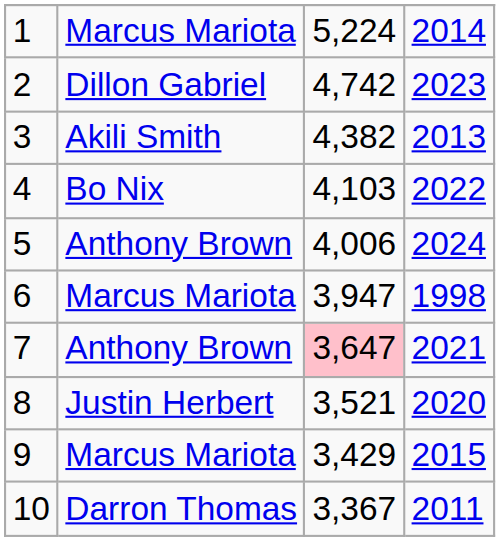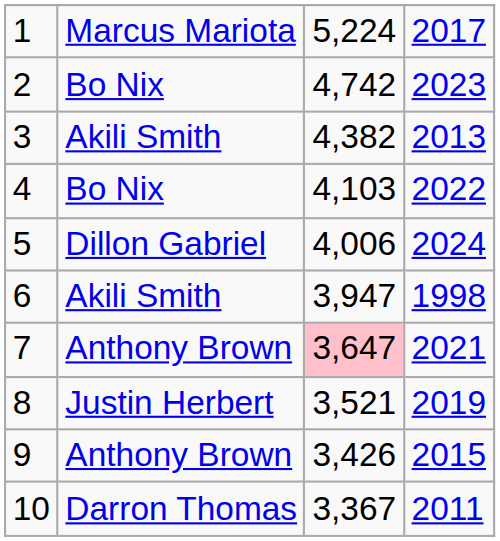(449, 31) 2014 -> (449, 31) 2017
(166, 84) Dillon Gabriel -> (115, 84) Bo Nix
(179, 243) Anthony Brown -> (166, 243) Dillon Gabriel
(181, 296) Marcus Mariota -> (143, 296) Akili Smith
(449, 402) 2020 -> (449, 402) 2019
(181, 455) Marcus Mariota -> (179, 455) Anthony Brown
(354, 455) 3,429 -> (354, 455) 3,426
